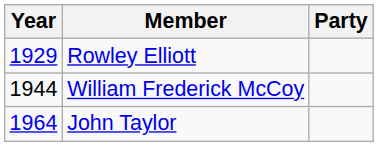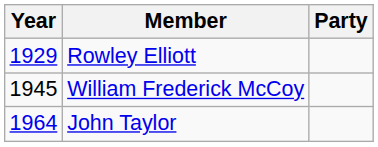(33, 89) 1944 -> (33, 89) 1945
